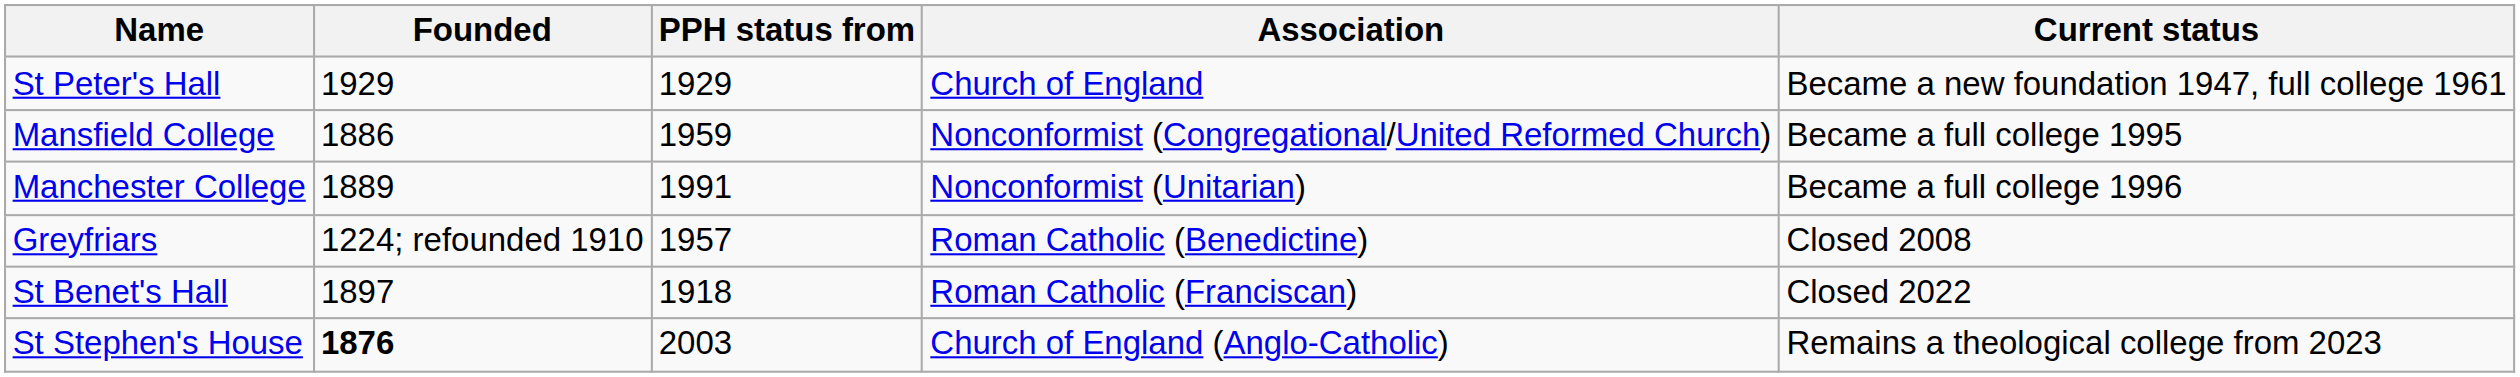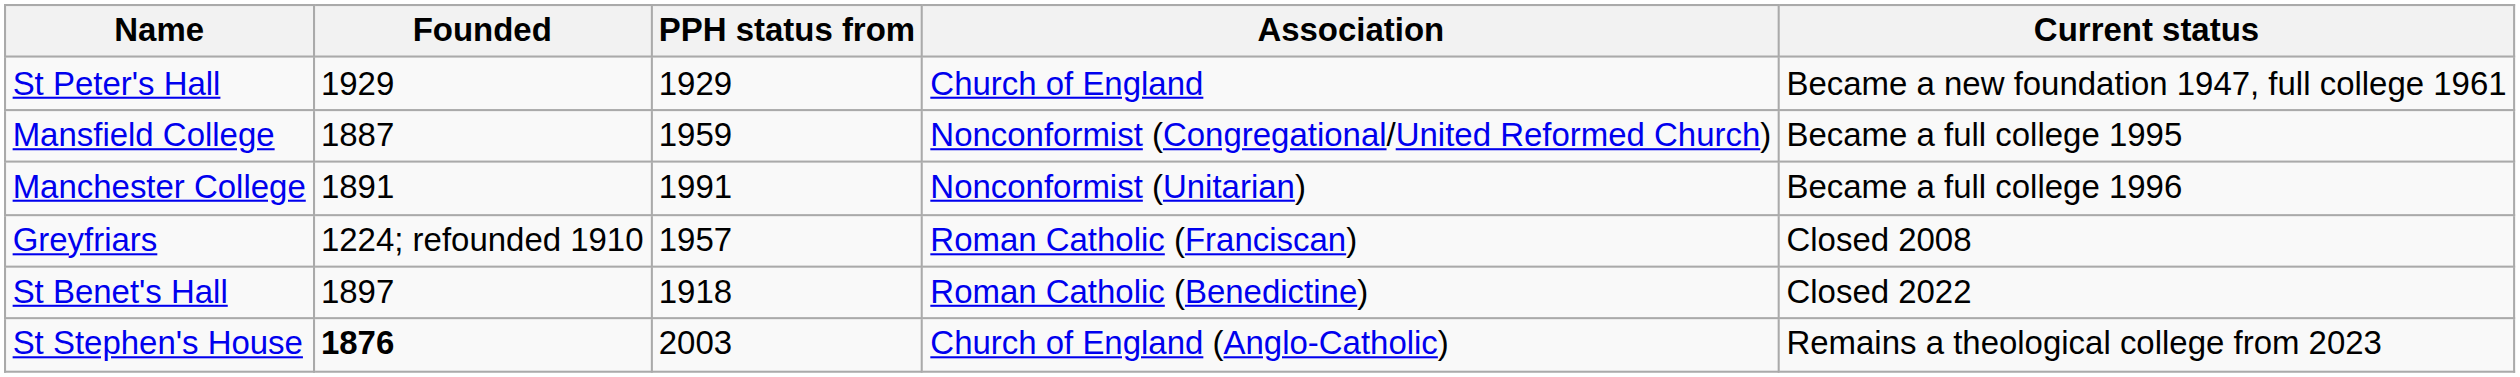(358, 135) 1886 -> (358, 135) 1887
(358, 187) 1889 -> (358, 187) 1891
(1149, 239) Roman Catholic (Benedictine) -> (1144, 239) Roman Catholic (Franciscan)
(1144, 291) Roman Catholic (Franciscan) -> (1149, 291) Roman Catholic (Benedictine)
